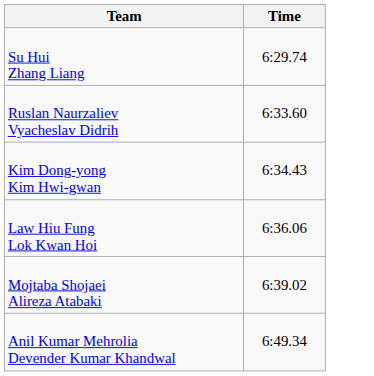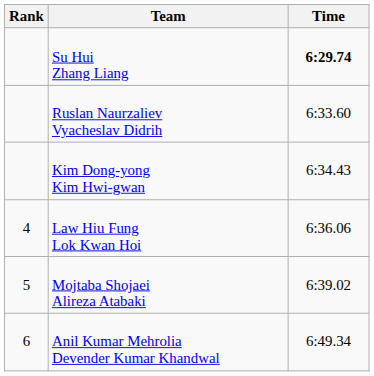+ column: (26, 16)
(284, 56) normal -> (329, 56) bold
